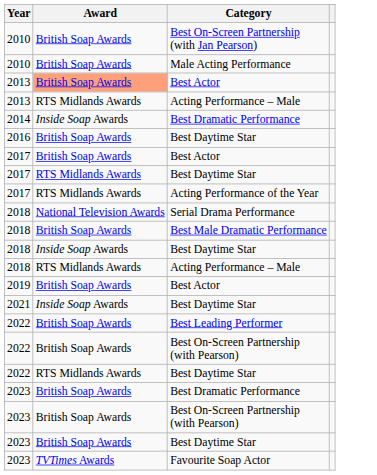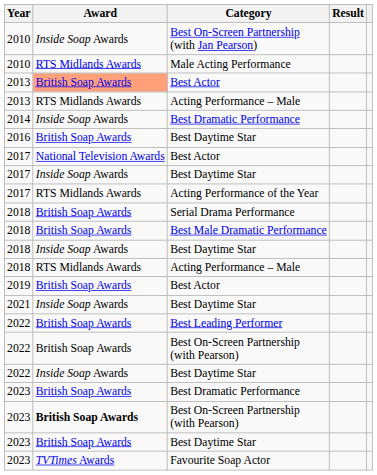+ column: (348, 13)
(84, 38) British Soap Awards -> (82, 38) Inside Soap Awards
(84, 63) British Soap Awards -> (88, 63) RTS Midlands Awards
(84, 156) British Soap Awards -> (100, 156) National Television Awards
(88, 175) RTS Midlands Awards -> (82, 175) Inside Soap Awards
(100, 212) National Television Awards -> (84, 212) British Soap Awards
(88, 373) RTS Midlands Awards -> (82, 373) Inside Soap Awards
(84, 417) normal -> (87, 417) bold
